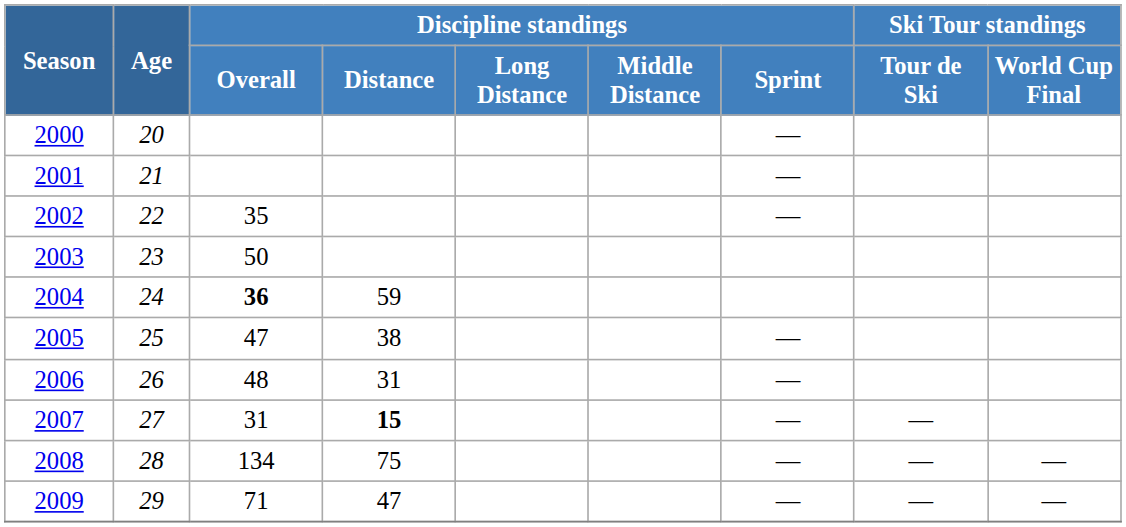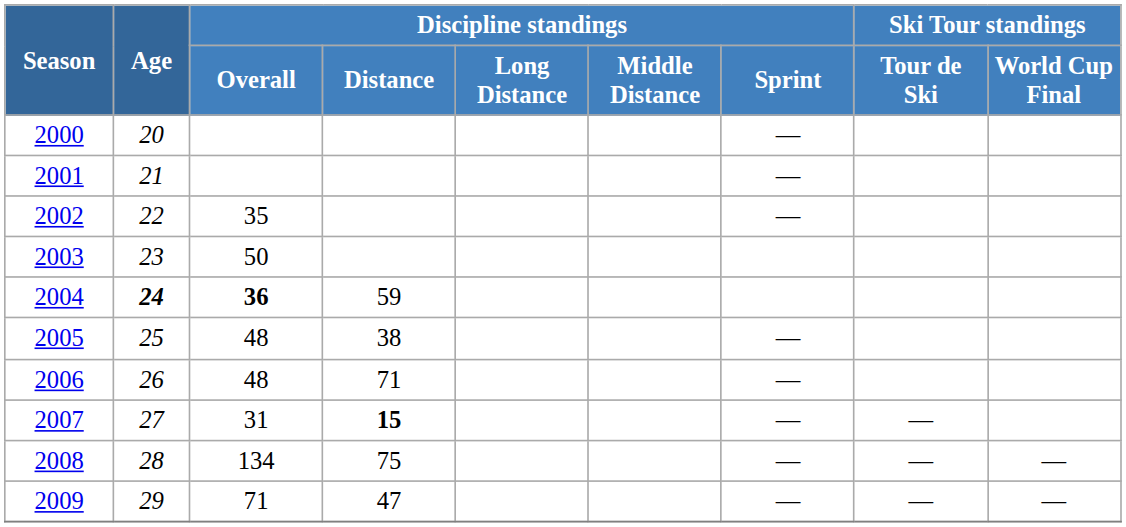(152, 297) normal -> (152, 297) bold
(256, 338) 47 -> (256, 338) 48
(389, 378) 31 -> (389, 378) 71
